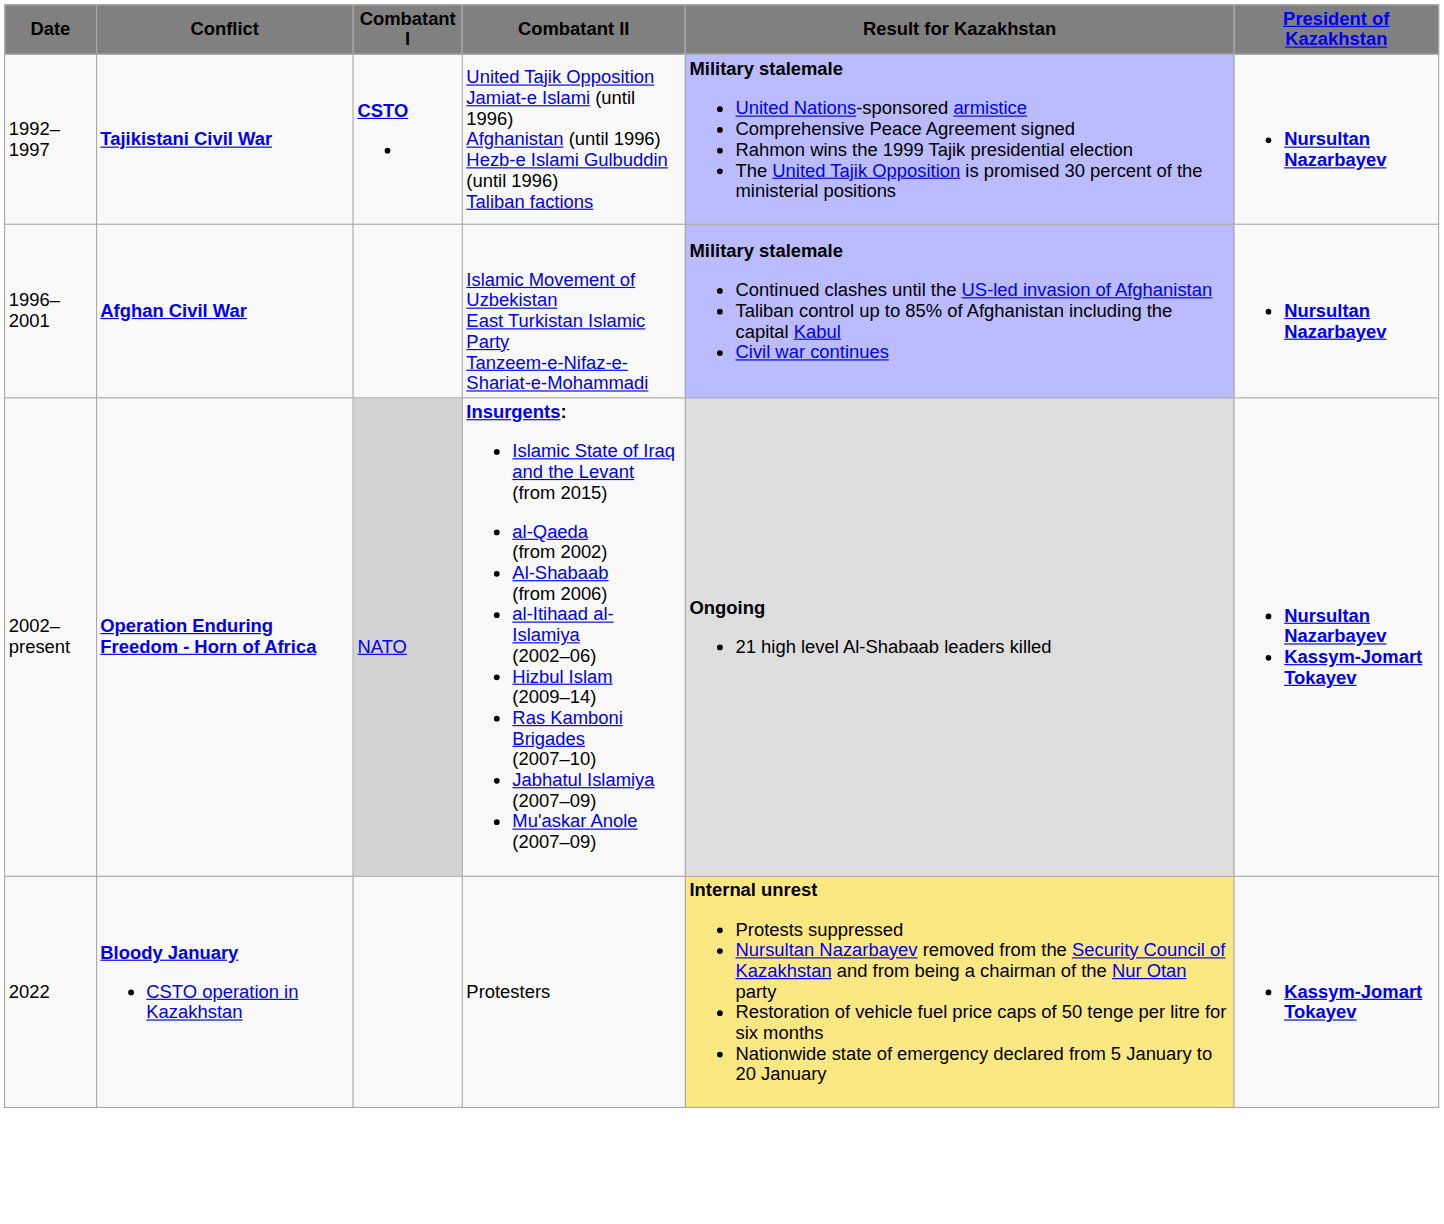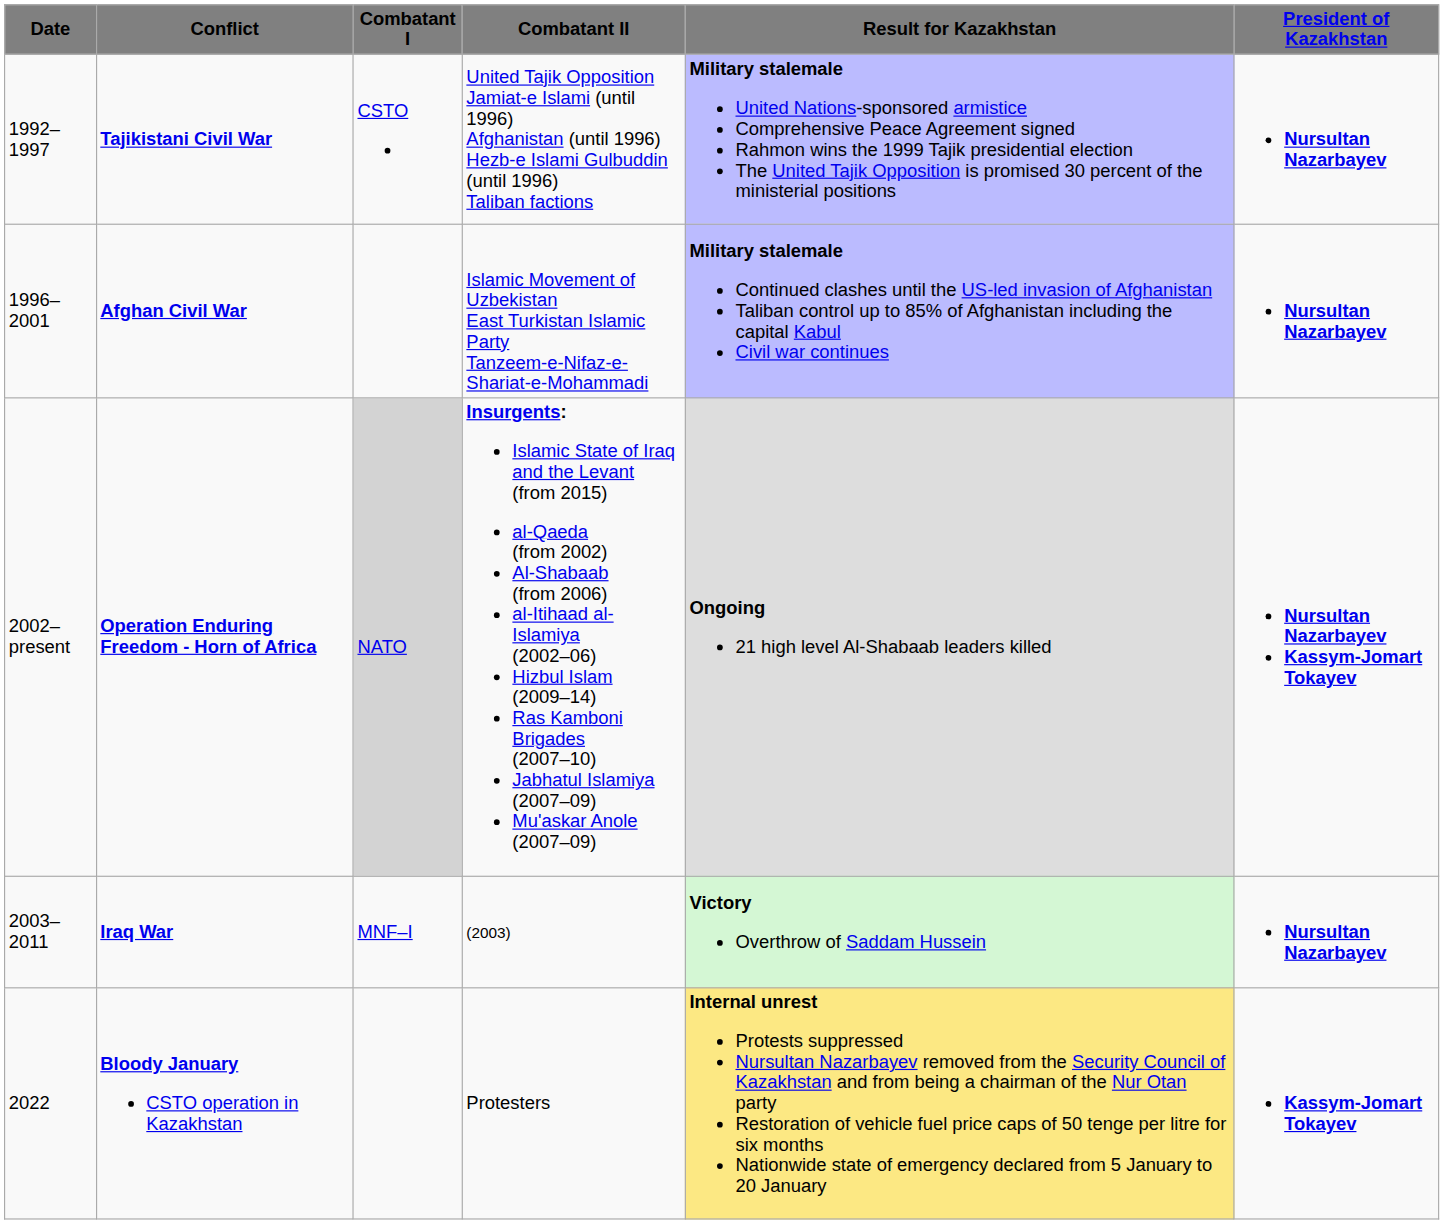(408, 130) bold -> (408, 130) normal
+ row: (137, 931)
